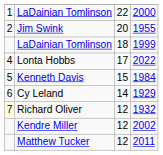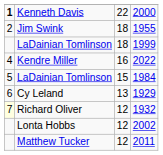(10, 12) normal -> (10, 12) bold
(65, 12) LaDainian Tomlinson -> (50, 12) Kenneth Davis
(122, 28) 20 -> (122, 28) 18
(46, 61) Lonta Hobbs -> (47, 61) Kendre Miller
(122, 61) 17 -> (122, 61) 16
(50, 77) Kenneth Davis -> (65, 77) LaDainian Tomlinson
(122, 93) 14 -> (122, 93) 13
(47, 126) Kendre Miller -> (46, 126) Lonta Hobbs
